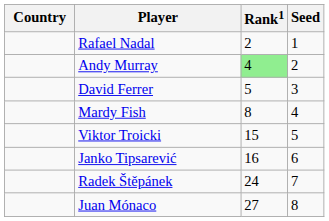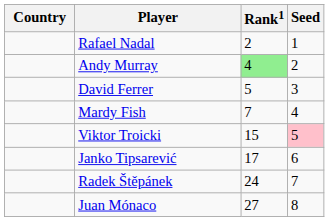(248, 112) 8 -> (248, 112) 7
(295, 135) no background -> (295, 135) pink background
(251, 158) 16 -> (251, 158) 17
